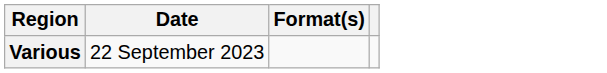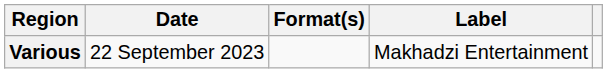+ column: (481, 20)
